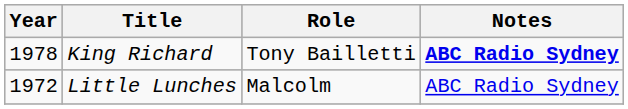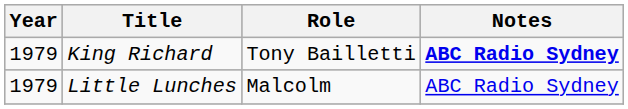(34, 54) 1978 -> (34, 54) 1979
(34, 87) 1972 -> (34, 87) 1979
